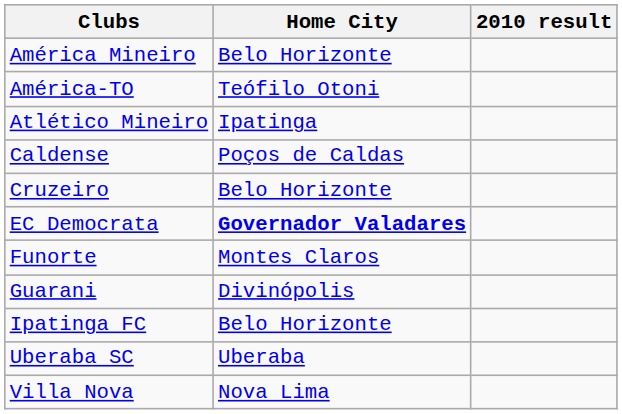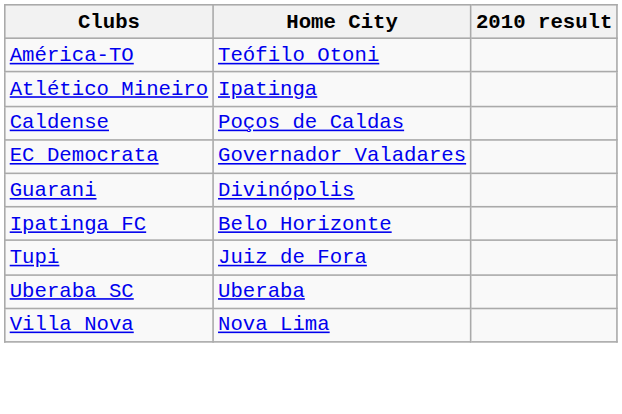- row: (103, 55)
- row: (59, 190)
(342, 224) bold -> (342, 156) normal
- row: (53, 257)
+ row: (35, 257)
